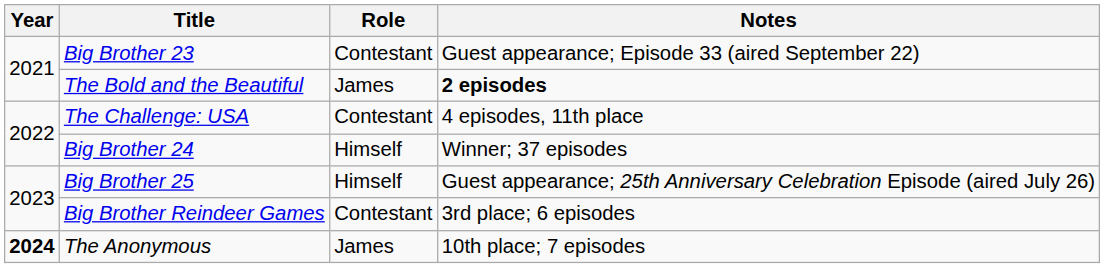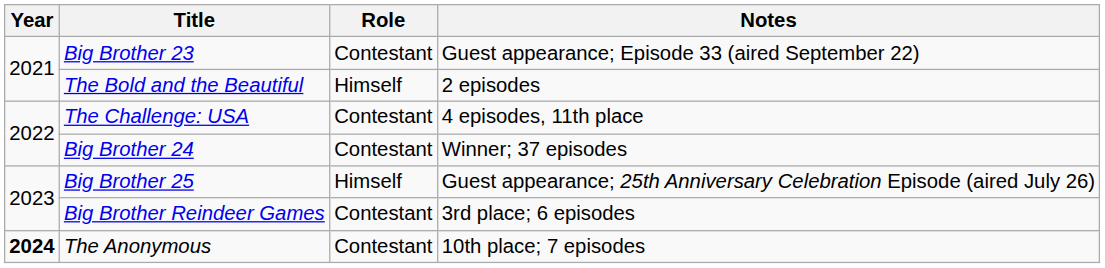(364, 85) James -> (368, 85) Himself
(494, 85) bold -> (491, 85) normal
(368, 149) Himself -> (383, 149) Contestant
(364, 246) James -> (383, 246) Contestant
